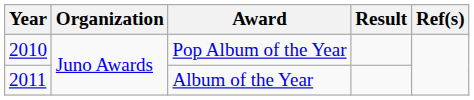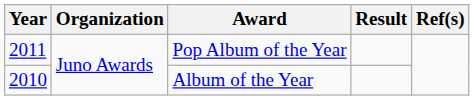(28, 49) 2010 -> (28, 49) 2011
(28, 79) 2011 -> (28, 79) 2010
